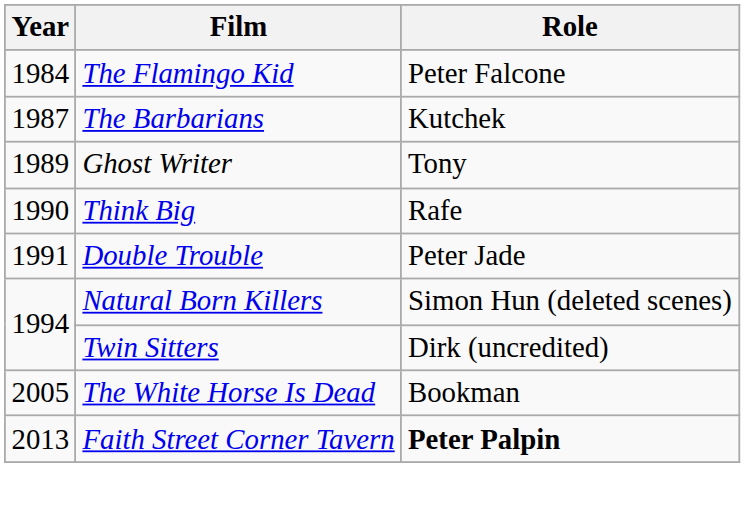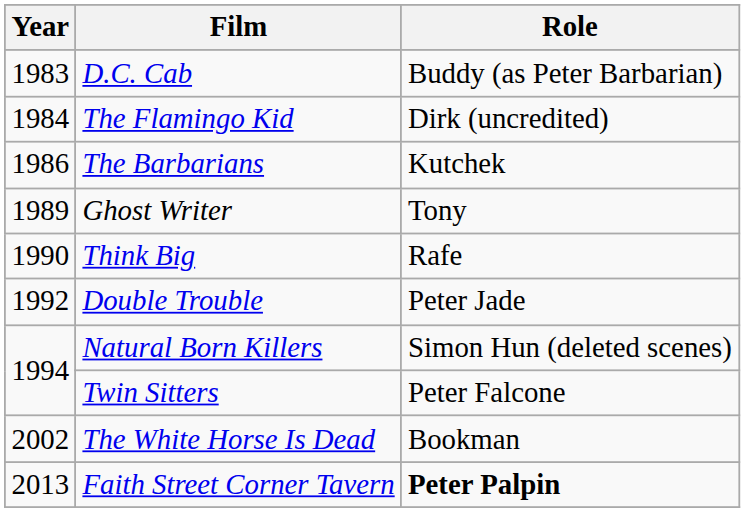+ row: (137, 73)
(487, 73) Peter Falcone -> (508, 118) Dirk (uncredited)
(40, 118) 1987 -> (40, 164) 1986
(40, 255) 1991 -> (40, 301) 1992
(508, 347) Dirk (uncredited) -> (487, 392) Peter Falcone
(40, 392) 2005 -> (40, 438) 2002
